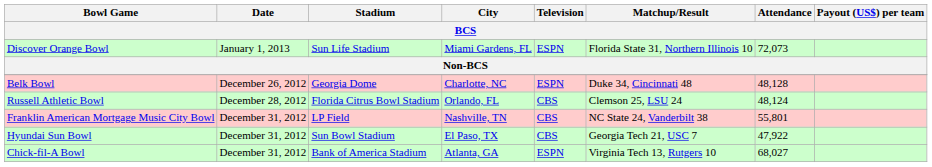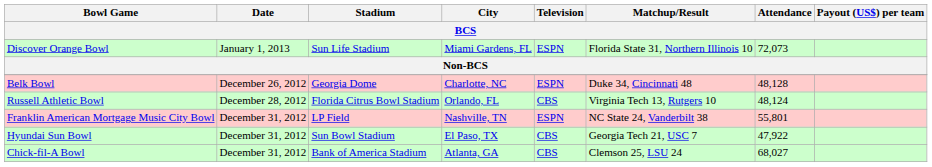(635, 100) Clemson 25, LSU 24 -> (652, 100) Virginia Tech 13, Rutgers 10
(547, 118) CBS -> (550, 118) ESPN
(550, 153) ESPN -> (547, 153) CBS
(652, 153) Virginia Tech 13, Rutgers 10 -> (635, 153) Clemson 25, LSU 24
